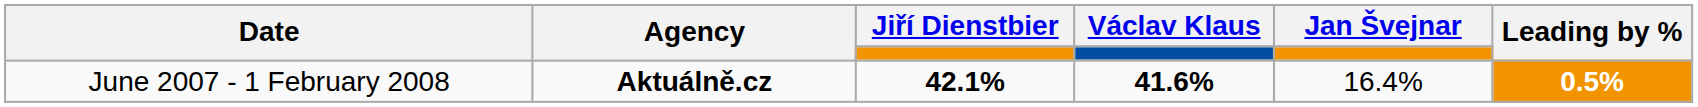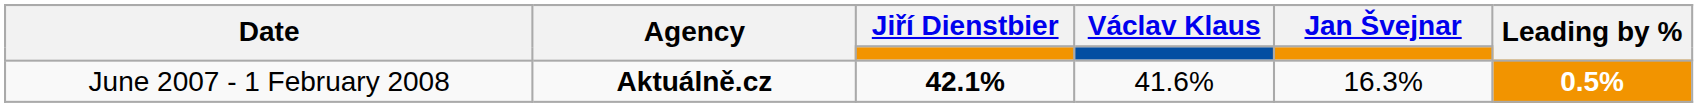(1174, 80) bold -> (1174, 80) normal
(1383, 80) 16.4% -> (1383, 80) 16.3%
